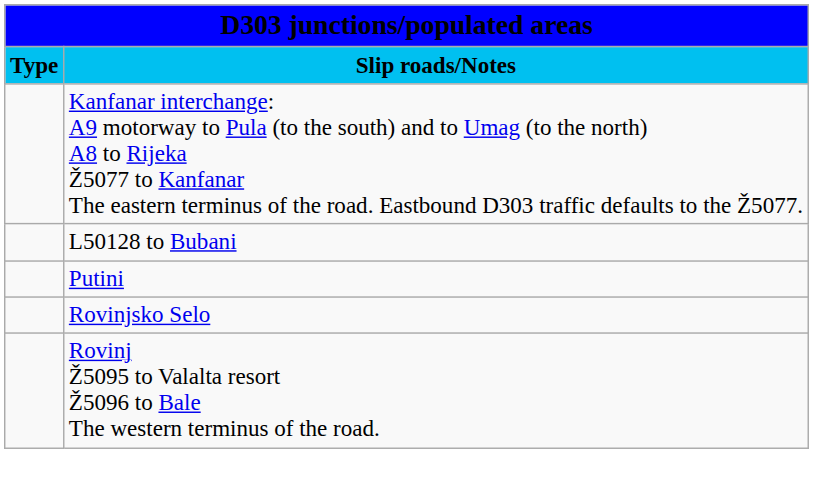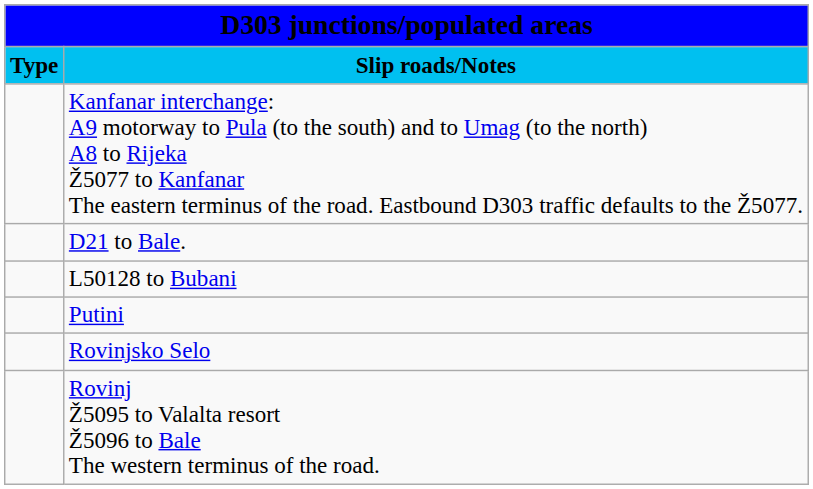+ row: (127, 241)
